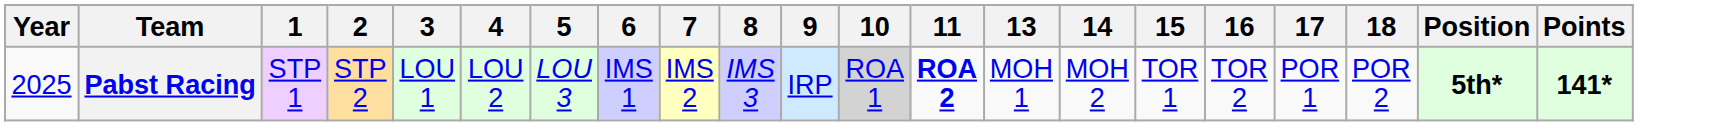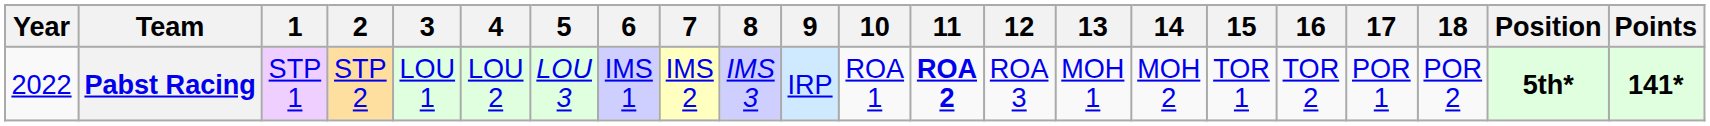+ column: (1019, 26)
(41, 84) 2025 -> (41, 84) 2022
(875, 84) lightgrey background -> (875, 84) no background
